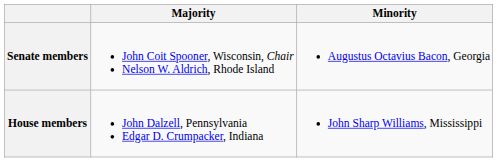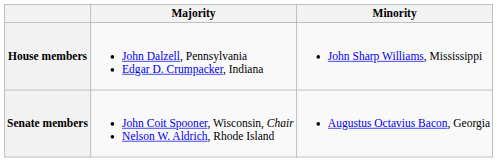rows swapped: (47, 56) <-> (47, 123)
